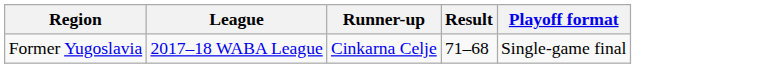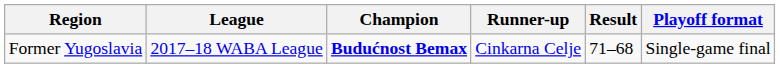+ column: (399, 19)
